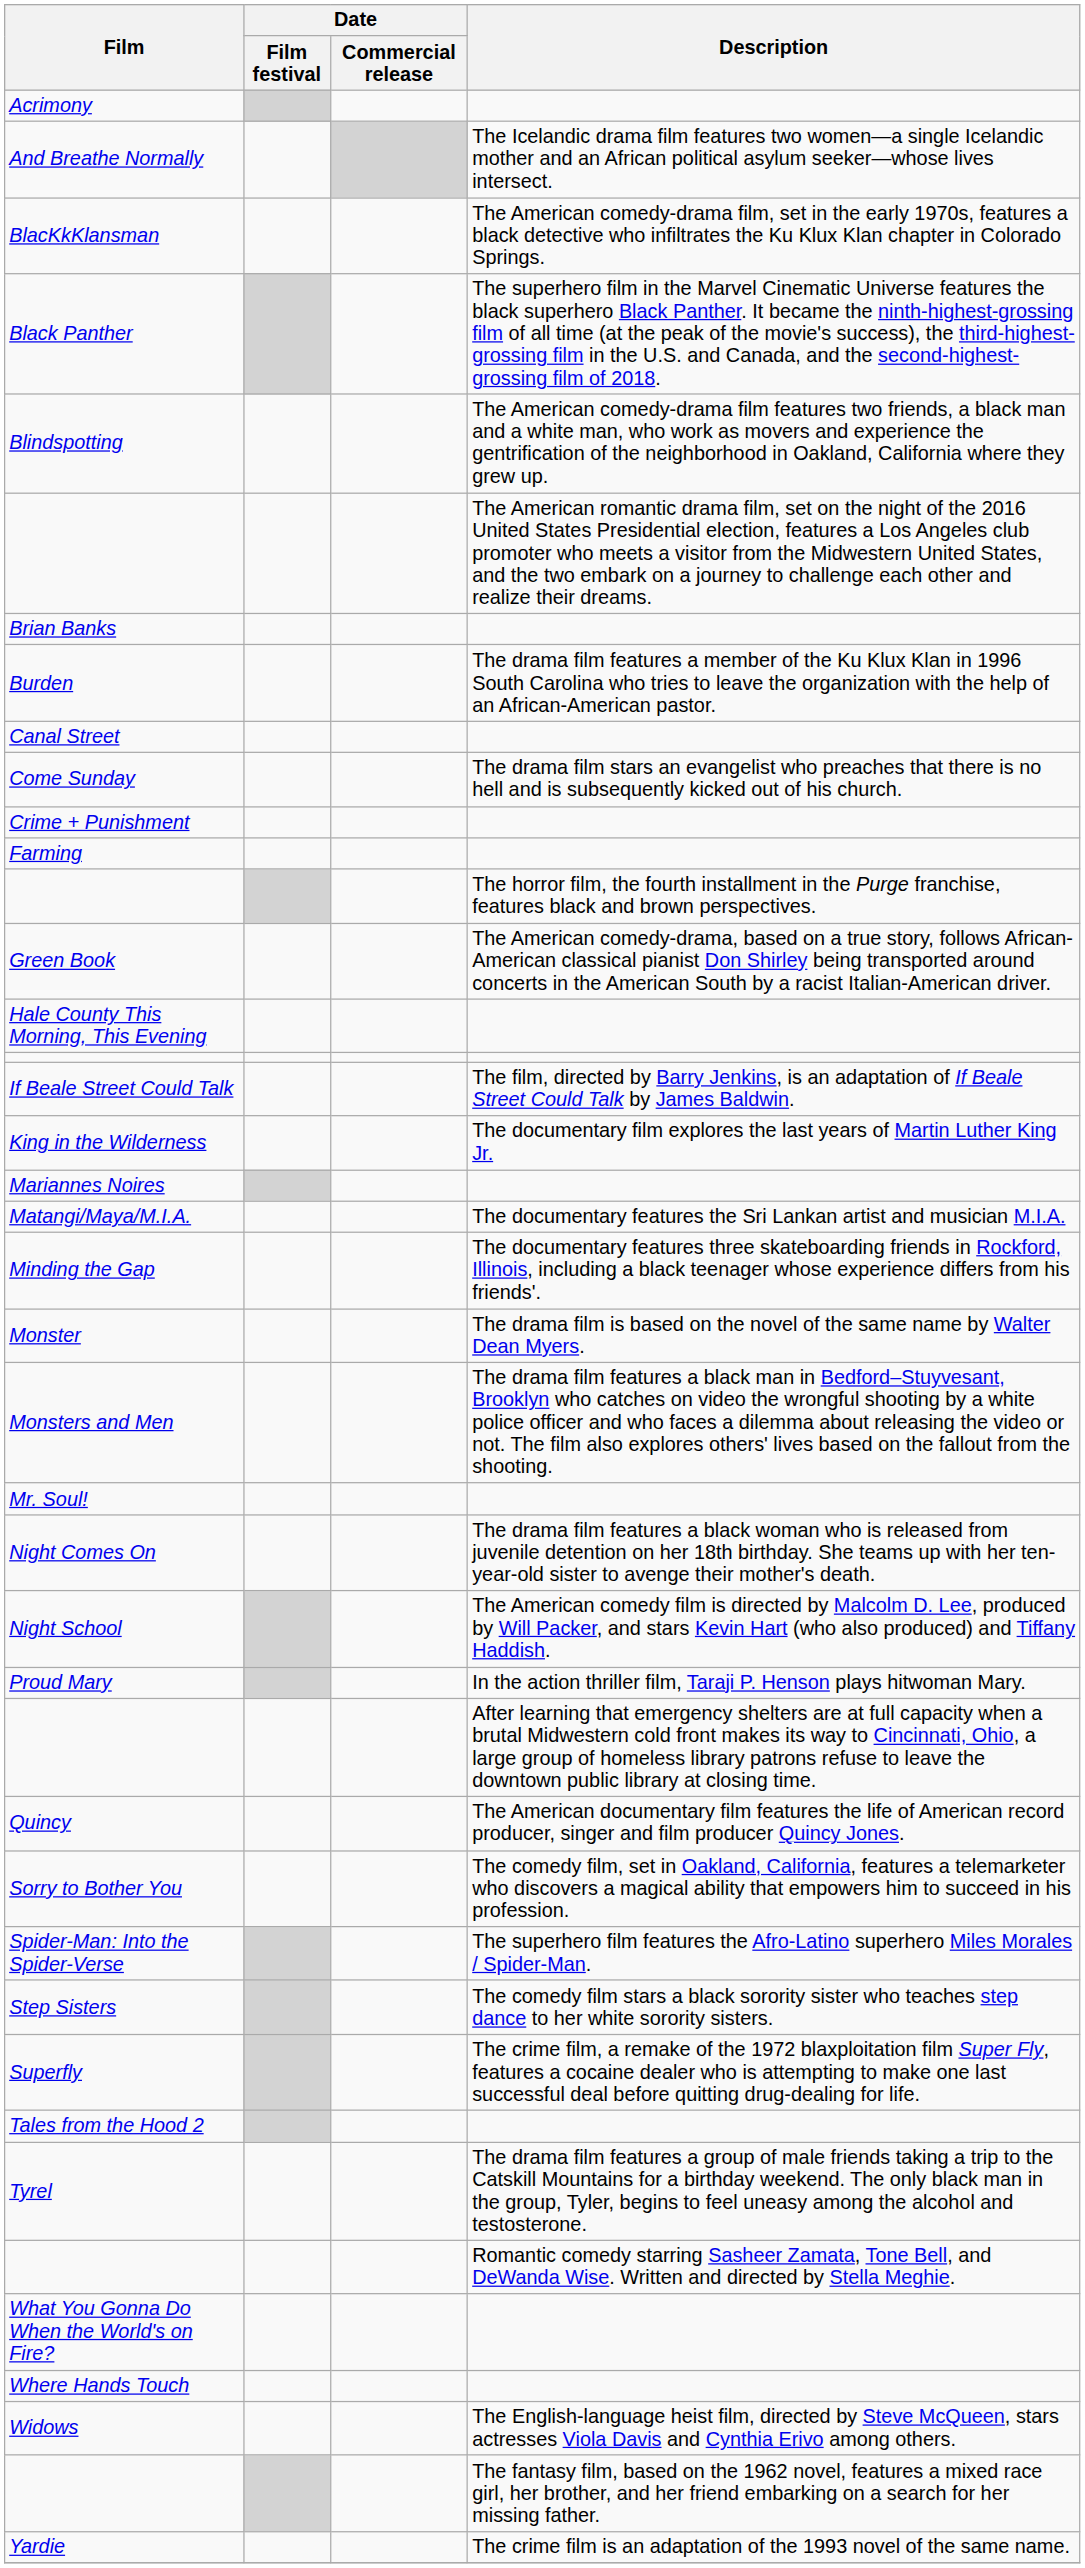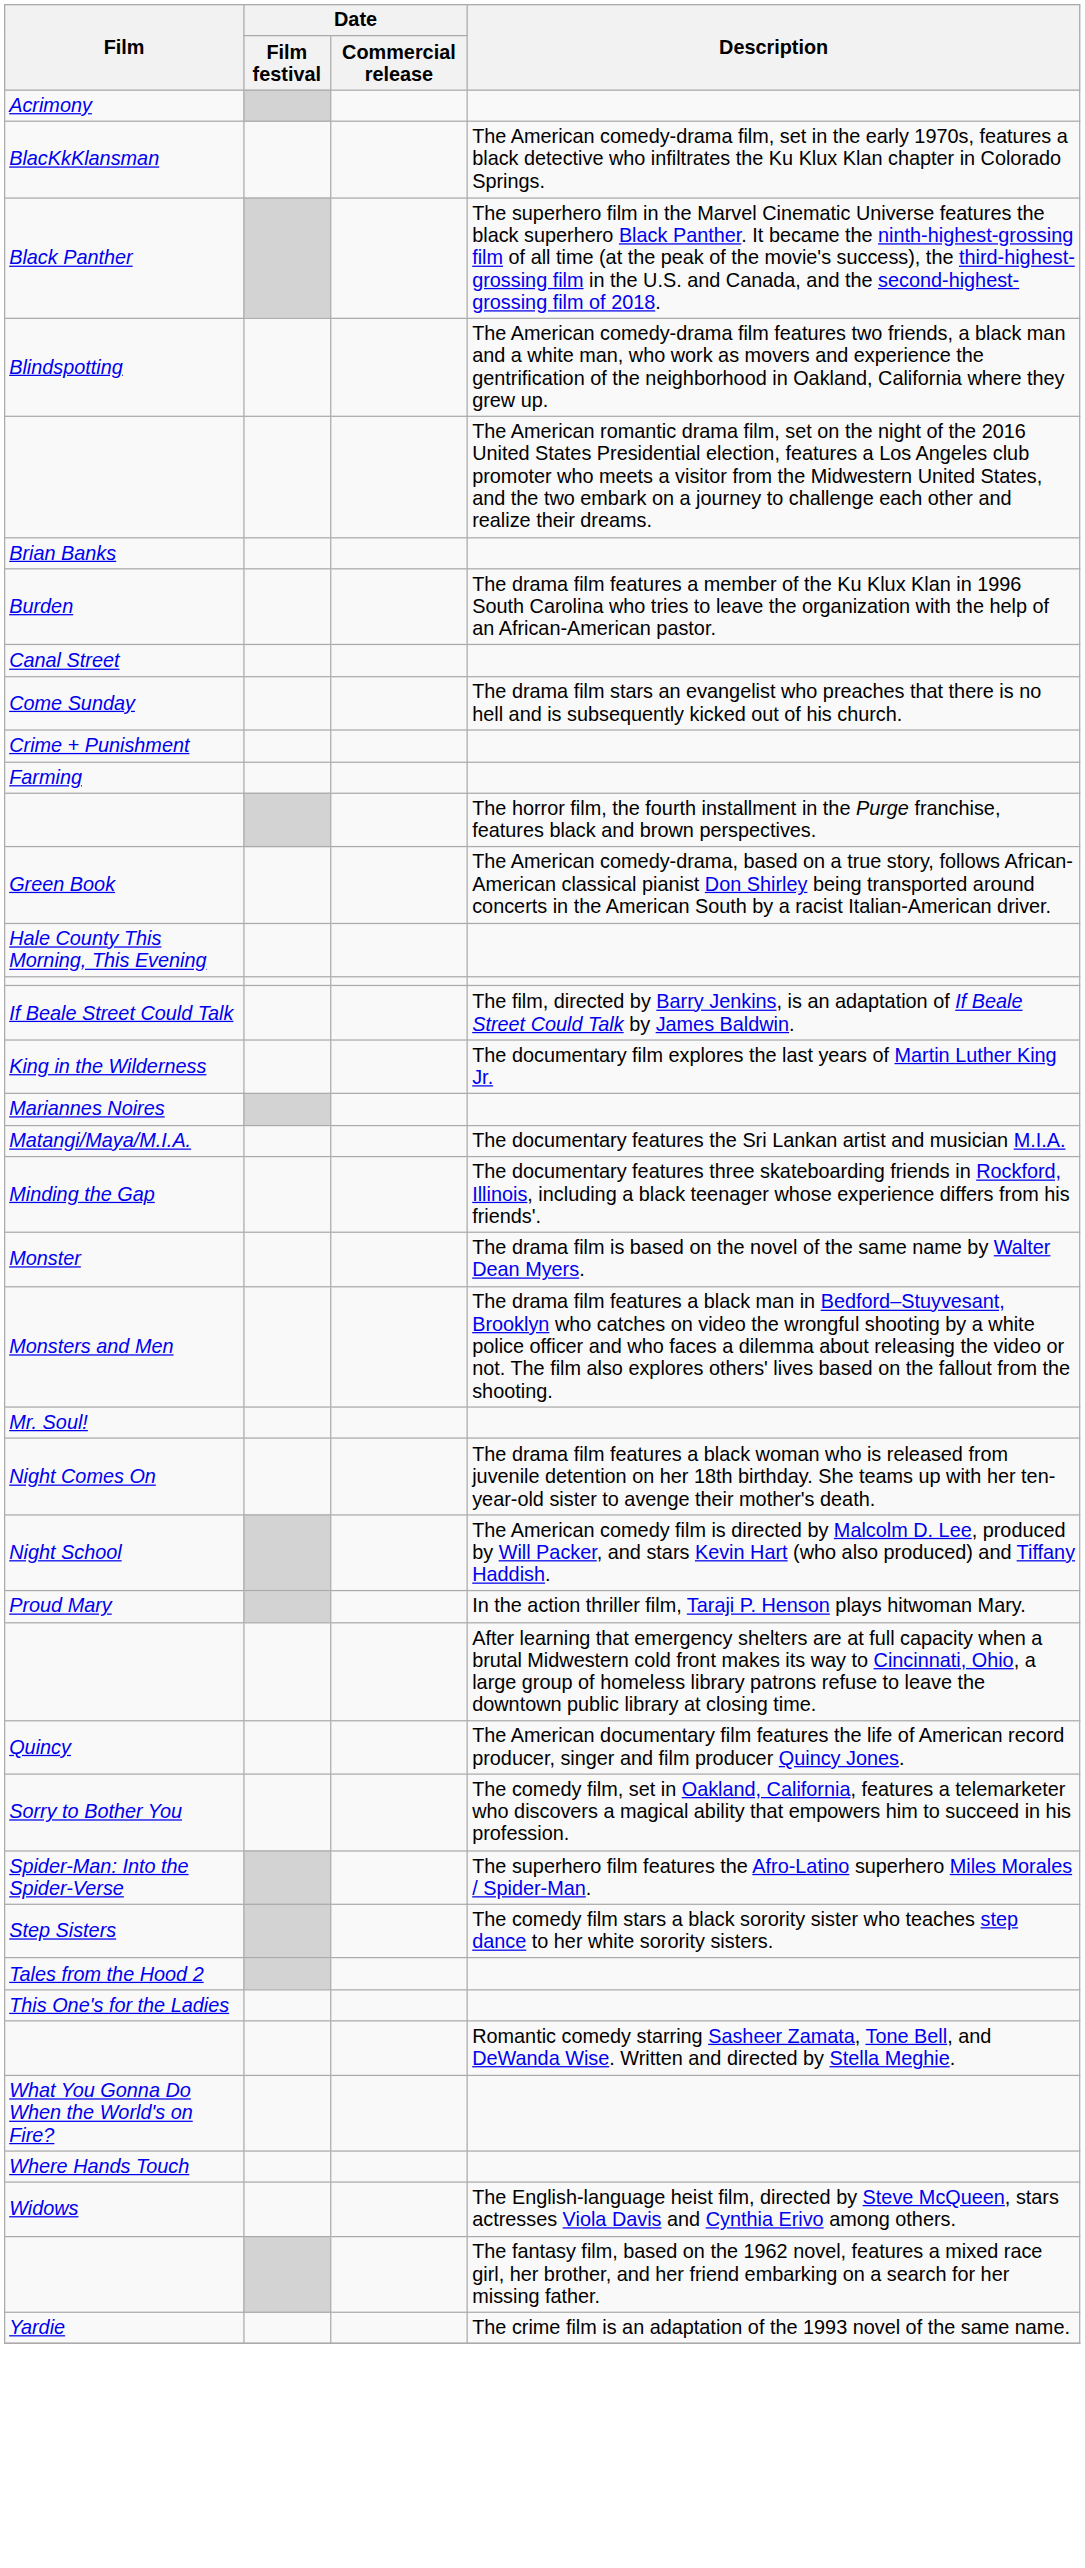- row: (106, 159)
- row: (46, 2072)
+ row: (119, 2005)
- row: (31, 2190)
